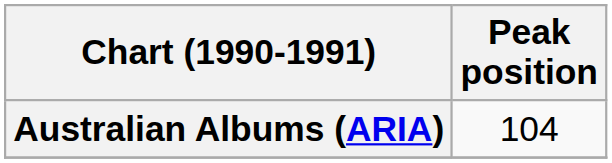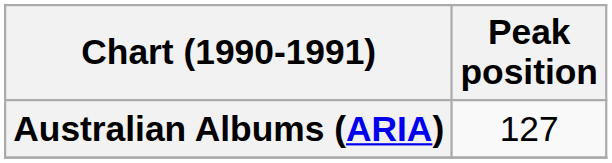(529, 128) 104 -> (529, 128) 127
